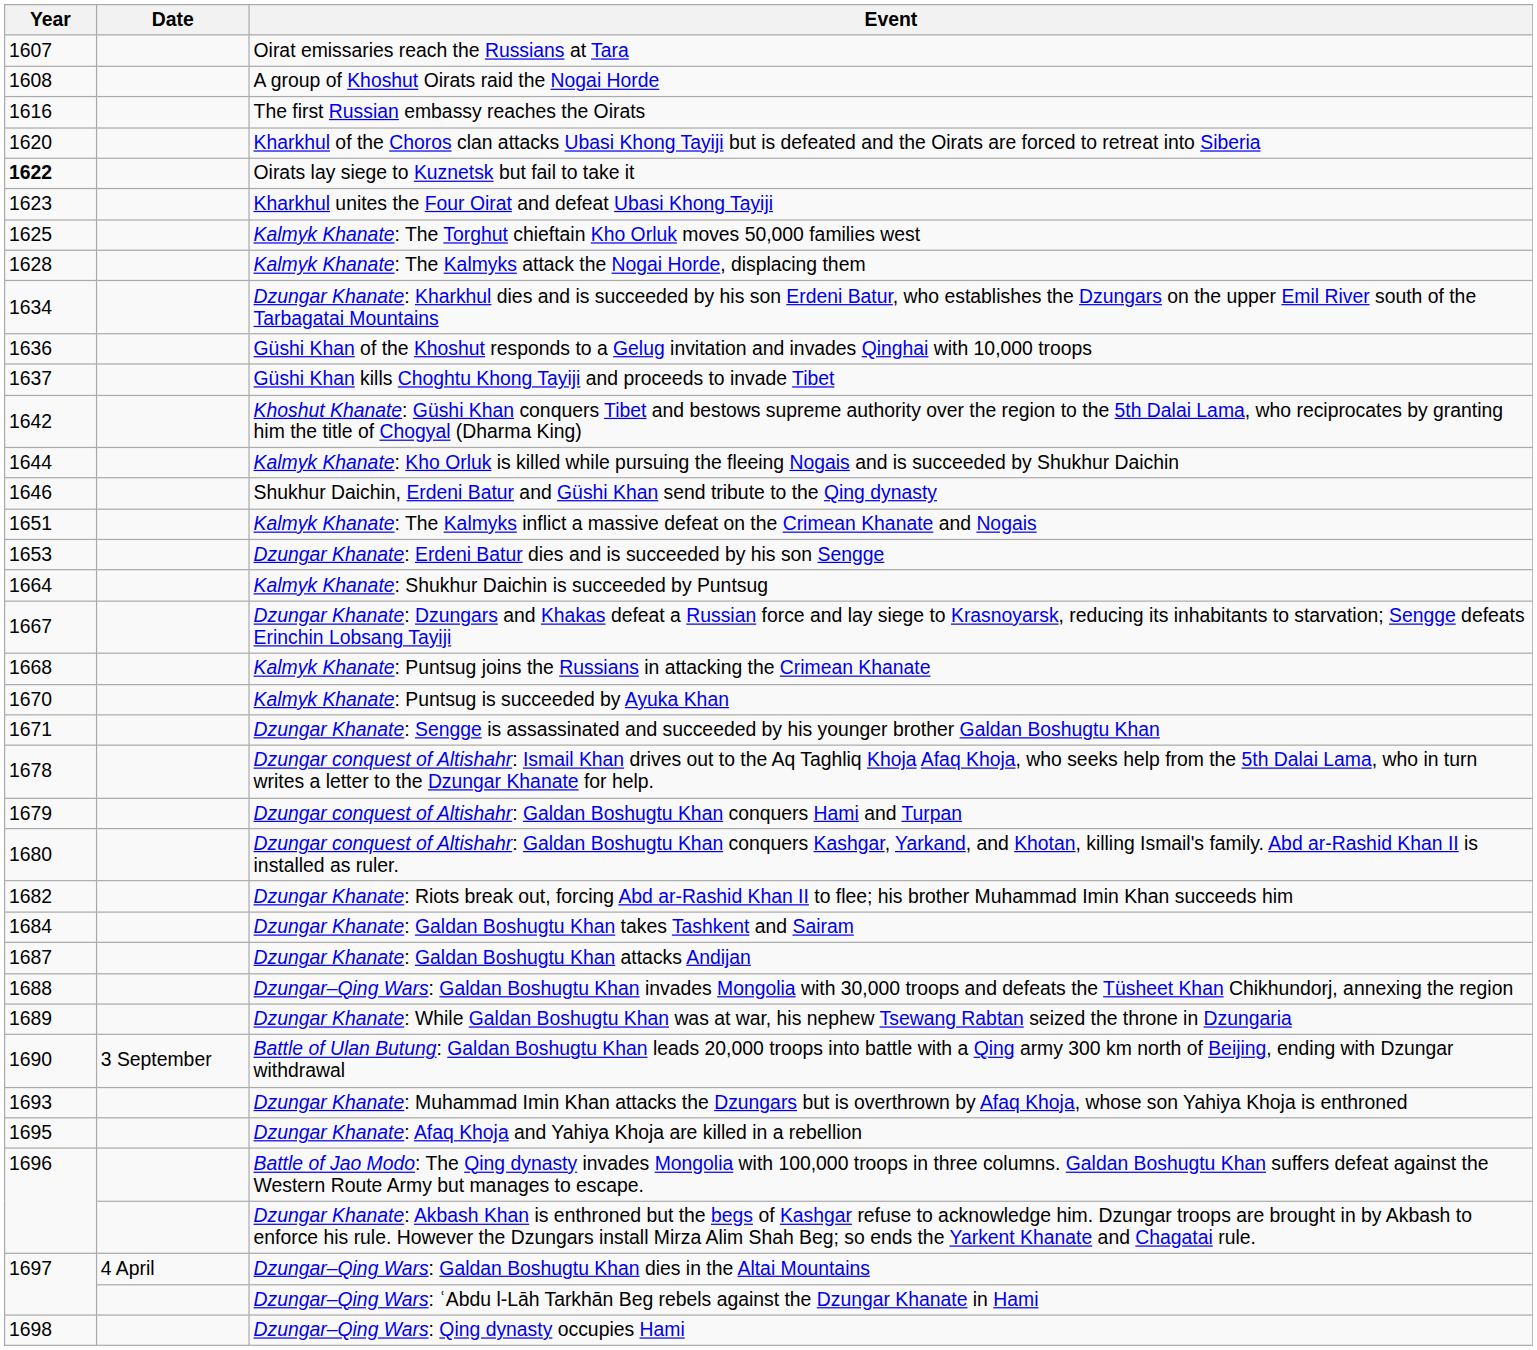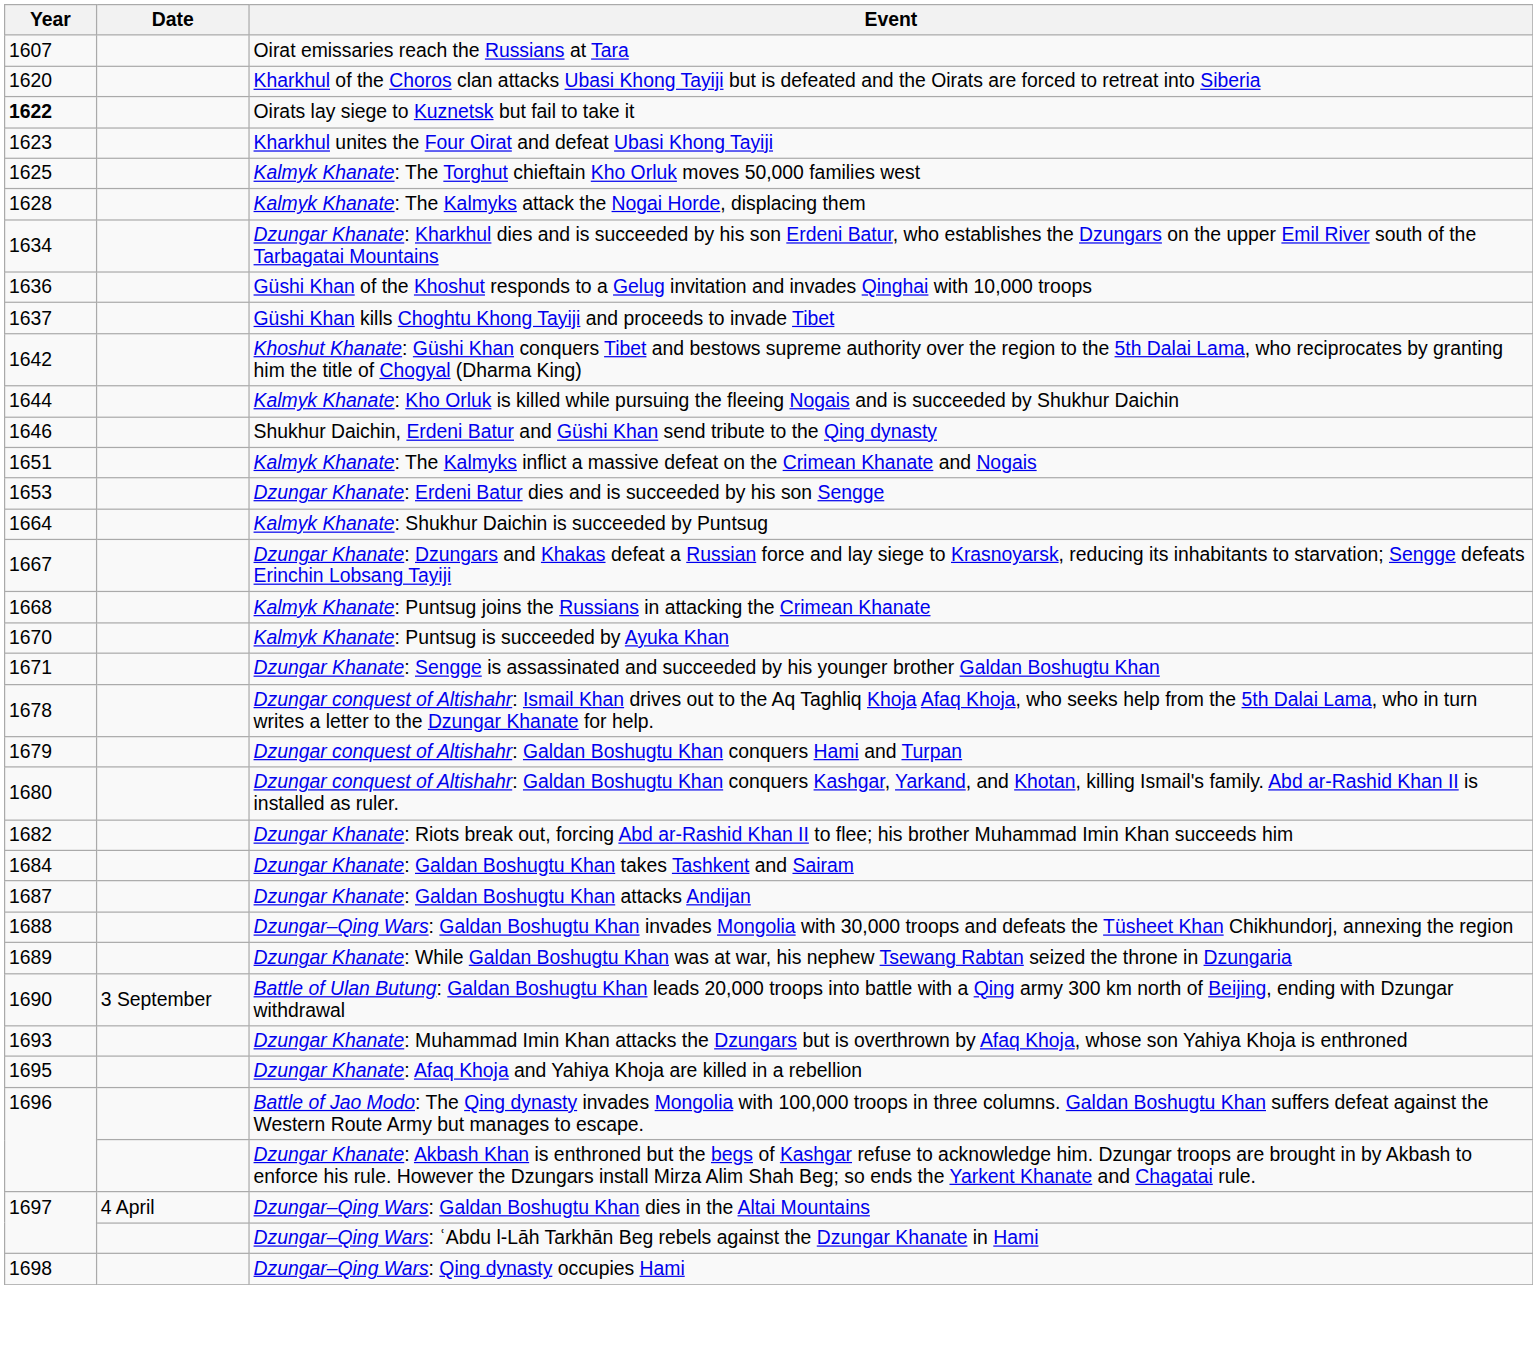- row: (456, 81)
- row: (449, 111)
